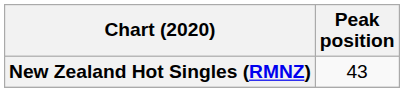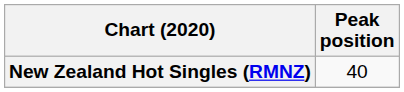(357, 71) 43 -> (357, 71) 40
